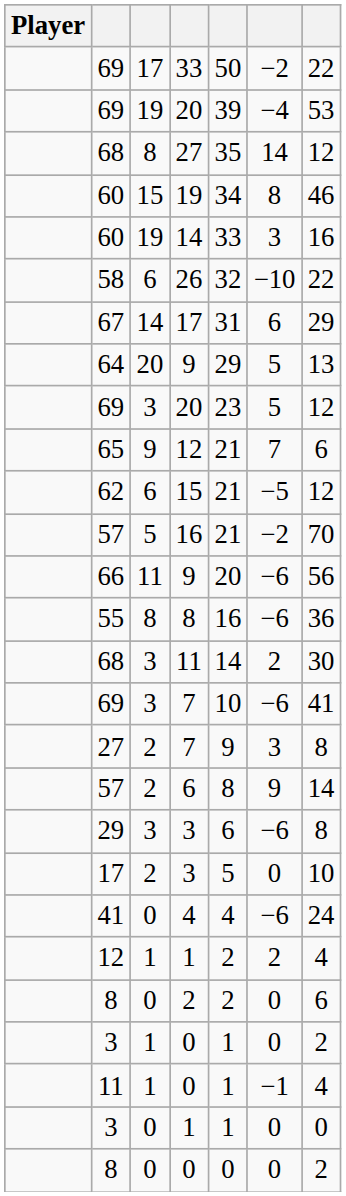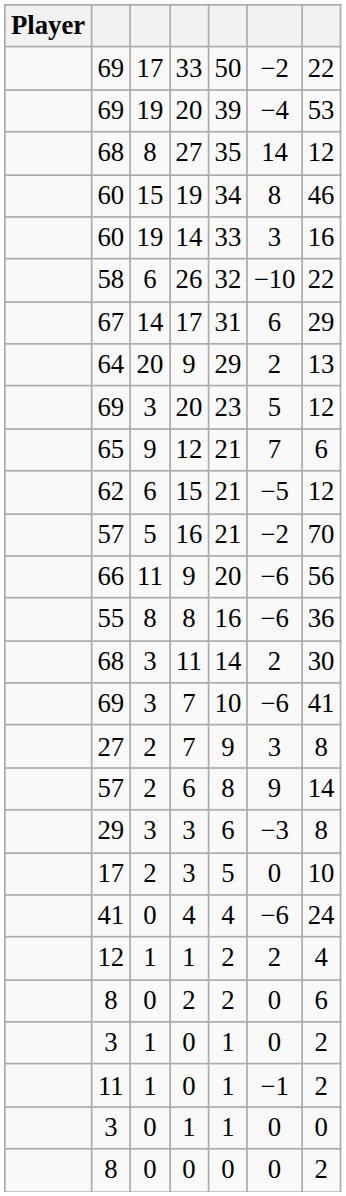(275, 364) 5 -> (275, 364) 2
(275, 830) −6 -> (275, 830) −3
(321, 1085) 4 -> (321, 1085) 2
